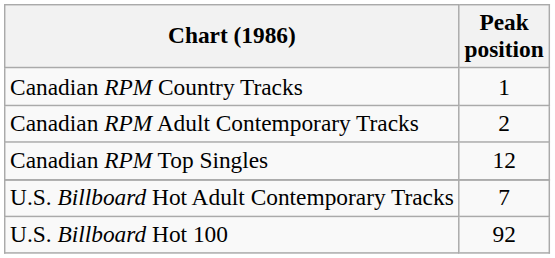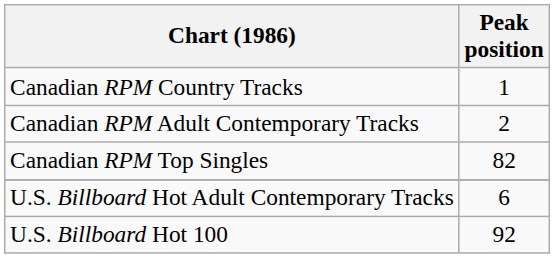(504, 160) 12 -> (504, 160) 82
(504, 197) 7 -> (504, 197) 6
